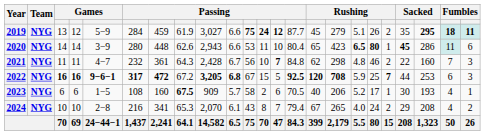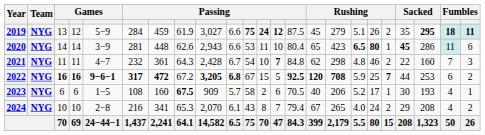(296, 31) 87.7 -> (296, 31) 87.5
(135, 46) 280 -> (135, 46) 281
(250, 62) 56 -> (250, 62) 54
(470, 77) 3 -> (470, 77) 2
